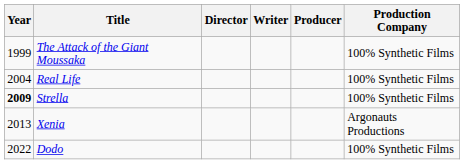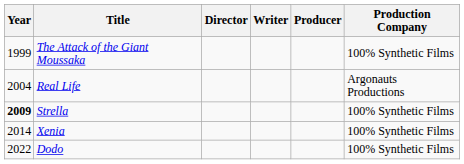(401, 79) 100% Synthetic Films -> (376, 85) Argonauts Productions
(19, 123) 2013 -> (19, 130) 2014
(376, 123) Argonauts Productions -> (401, 130) 100% Synthetic Films
